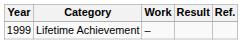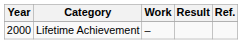(19, 30) 1999 -> (19, 30) 2000
